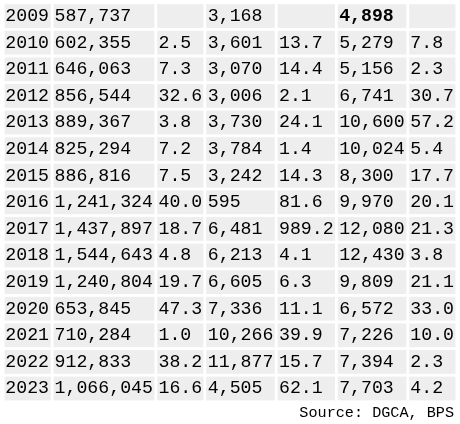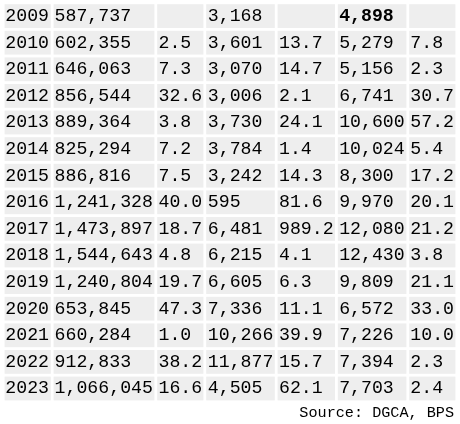(301, 69) 14.4 -> (301, 69) 14.7
(93, 122) 889,367 -> (93, 122) 889,364
(432, 175) 17.7 -> (432, 175) 17.2
(104, 202) 1,241,324 -> (104, 202) 1,241,328
(104, 228) 1,437,897 -> (104, 228) 1,473,897
(432, 228) 21.3 -> (432, 228) 21.2
(235, 255) 6,213 -> (235, 255) 6,215
(93, 335) 710,284 -> (93, 335) 660,284
(427, 388) 4.2 -> (427, 388) 2.4
